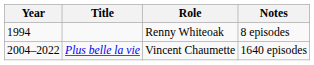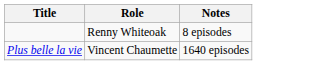- column: (33, 13)
